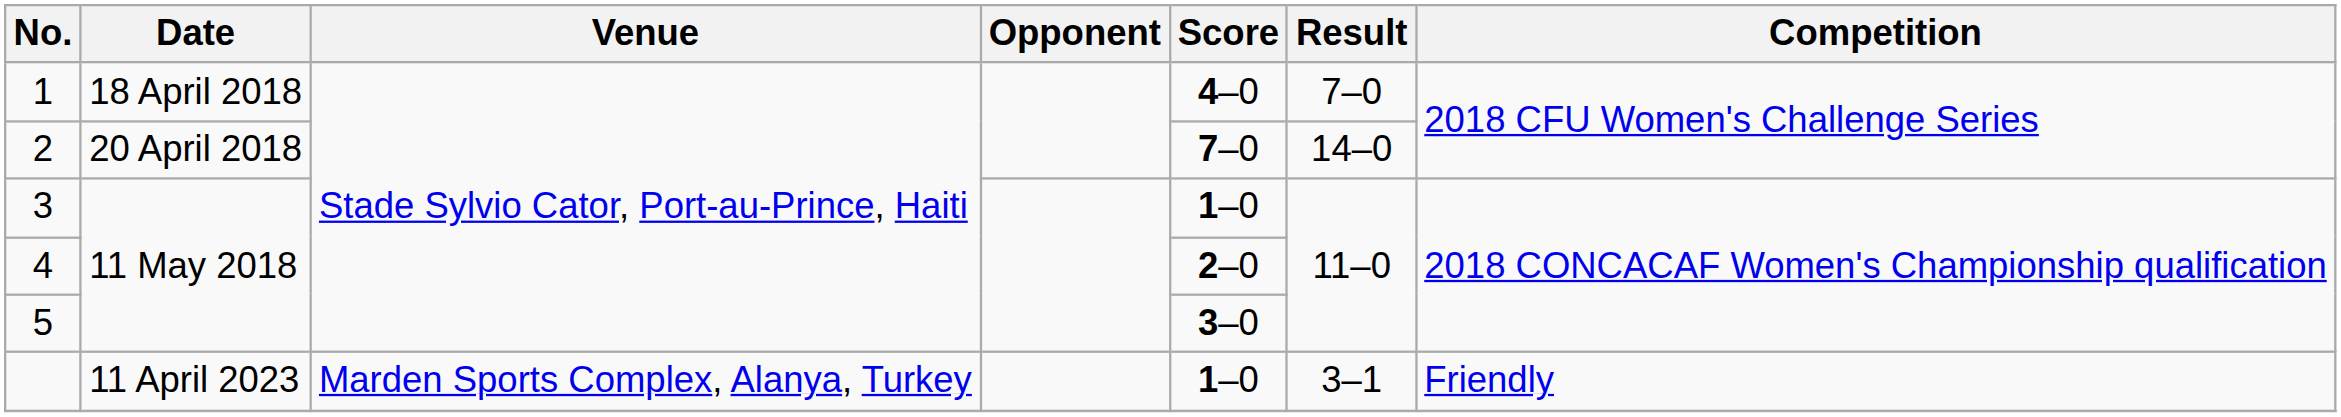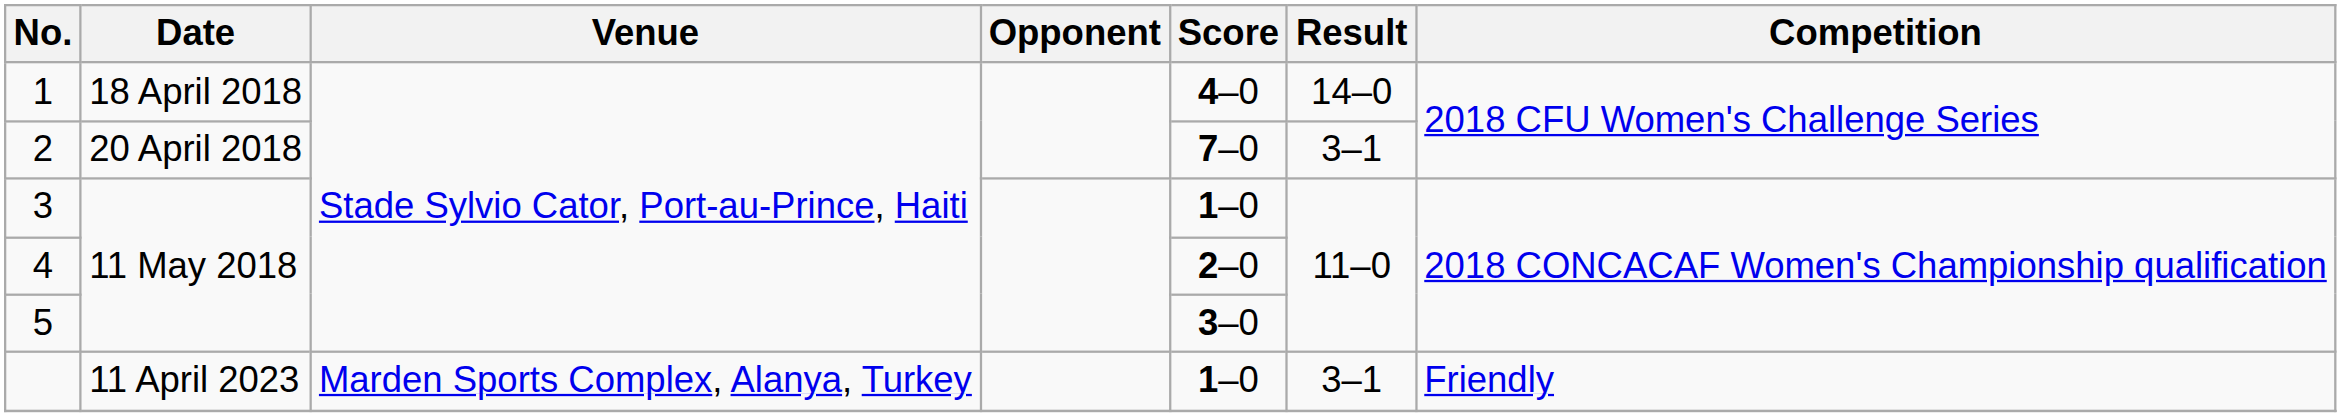(1352, 91) 7–0 -> (1352, 91) 14–0
(1352, 149) 14–0 -> (1352, 149) 3–1
